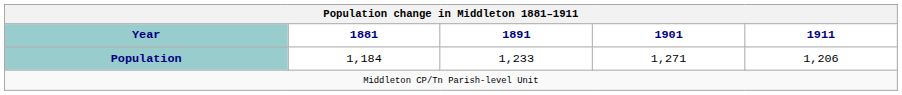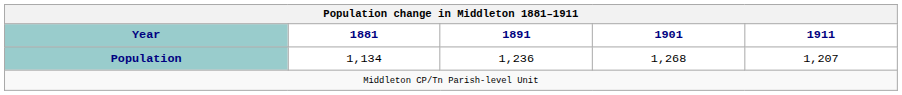(364, 58) 1,184 -> (364, 58) 1,134
(516, 58) 1,233 -> (516, 58) 1,236
(669, 58) 1,271 -> (669, 58) 1,268
(821, 58) 1,206 -> (821, 58) 1,207
